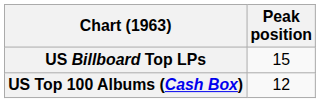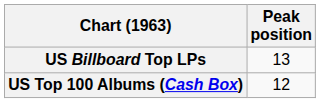(281, 60) 15 -> (281, 60) 13
